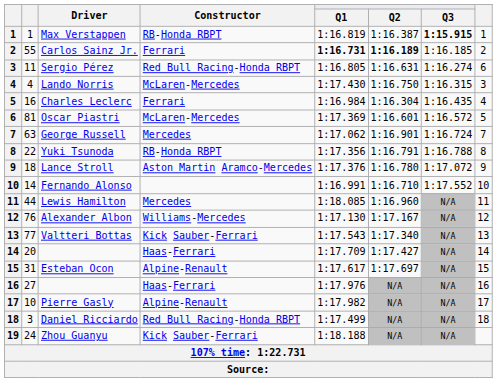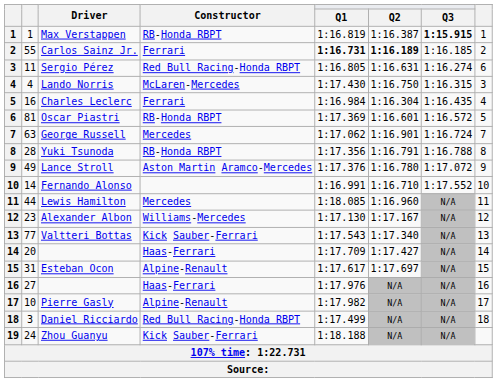(191, 118) McLaren-Mercedes -> (182, 118) RB-Honda RBPT
(30, 152) 22 -> (30, 152) 28
(30, 169) 18 -> (30, 169) 49
(30, 219) 76 -> (30, 219) 23
